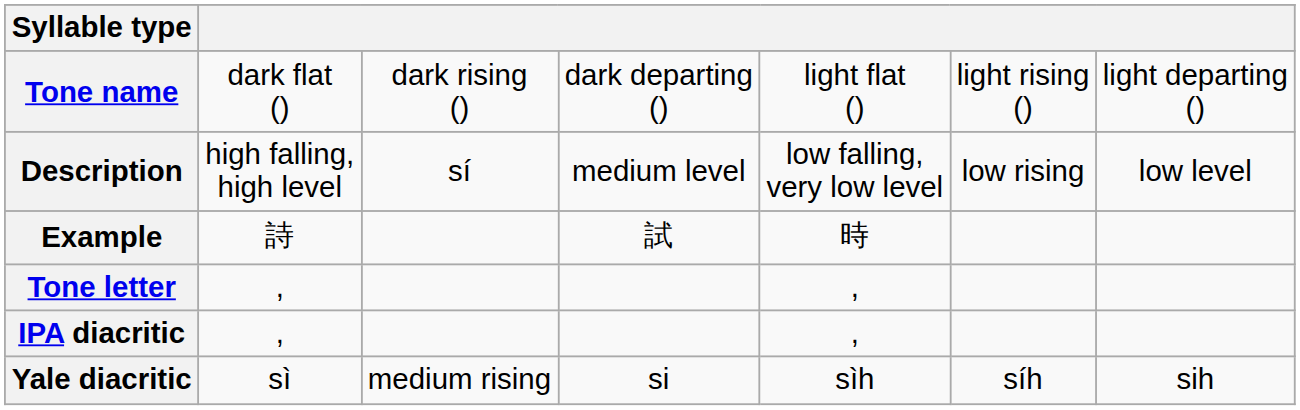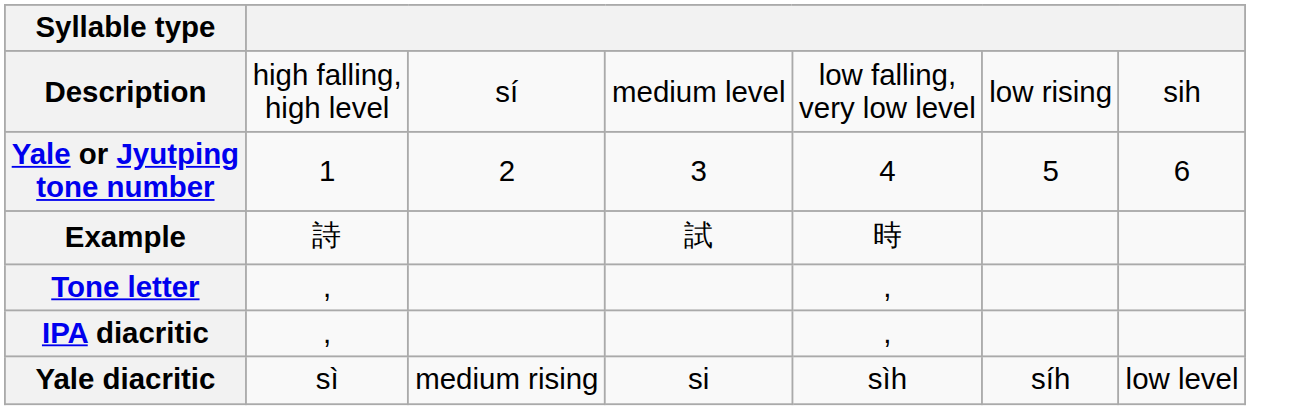- row: (102, 91)
(1195, 170) low level -> (1182, 91) sih
+ row: (125, 170)
(1195, 379) sih -> (1182, 379) low level
